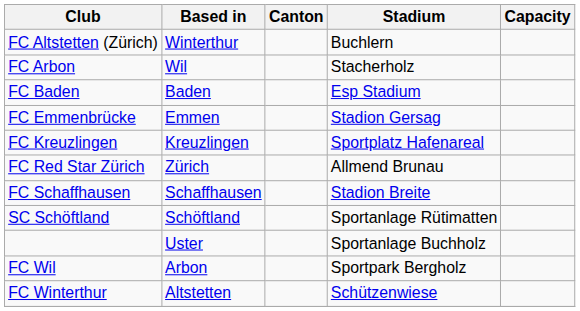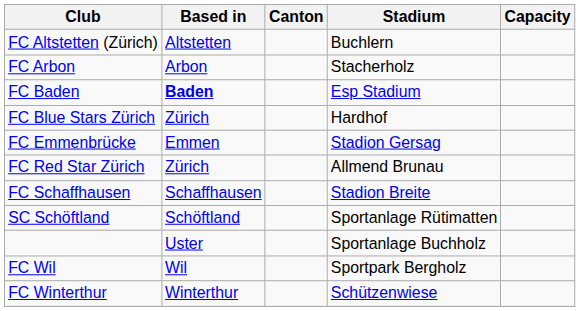(202, 42) Winterthur -> (198, 42) Altstetten
(176, 67) Wil -> (186, 67) Arbon
(188, 92) normal -> (189, 92) bold
+ row: (82, 117)
- row: (63, 142)
(186, 268) Arbon -> (176, 268) Wil
(198, 293) Altstetten -> (202, 293) Winterthur
